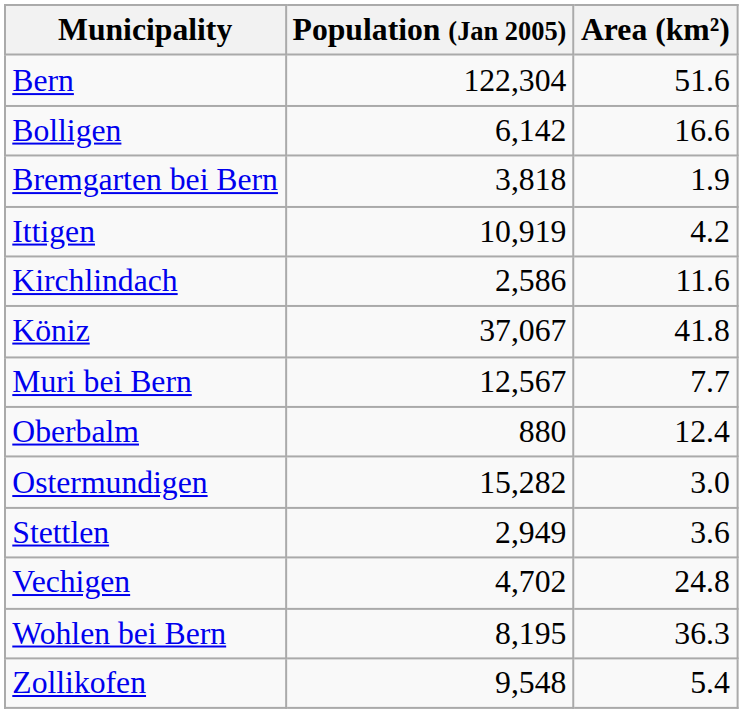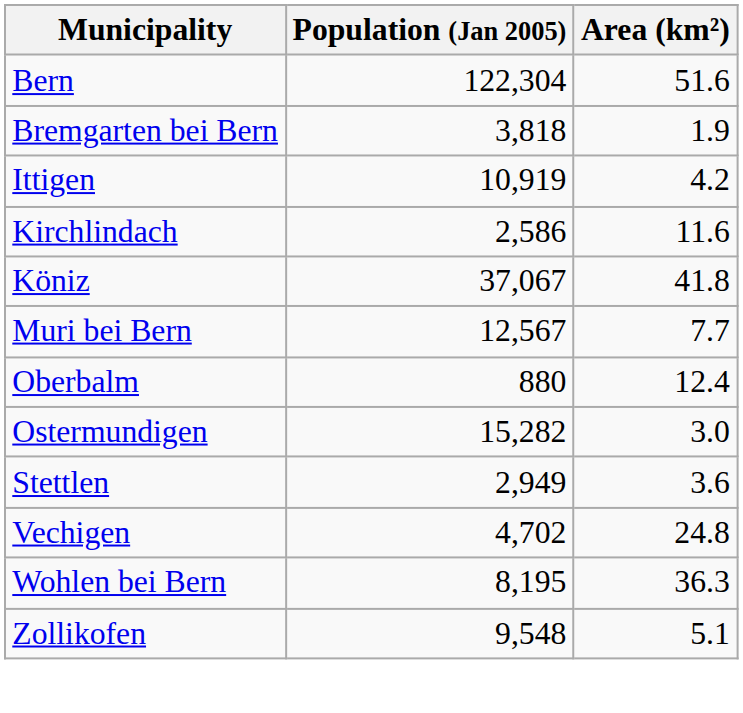- row: (67, 130)
(710, 682) 5.4 -> (710, 632) 5.1
